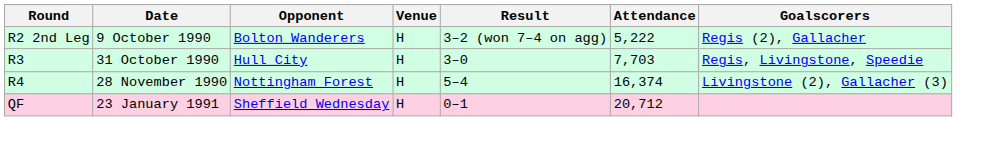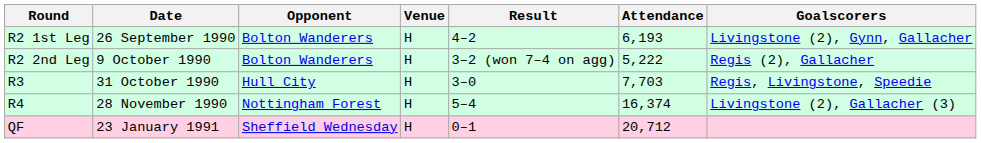+ row: (49, 38)
